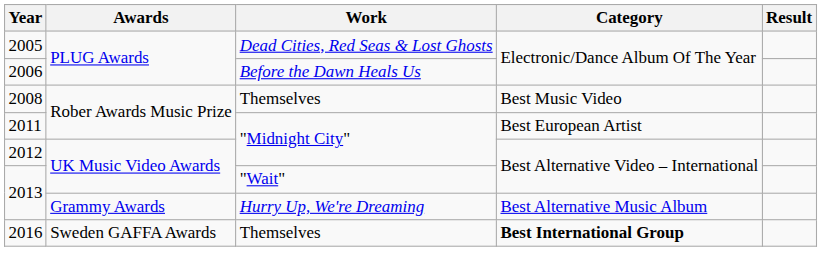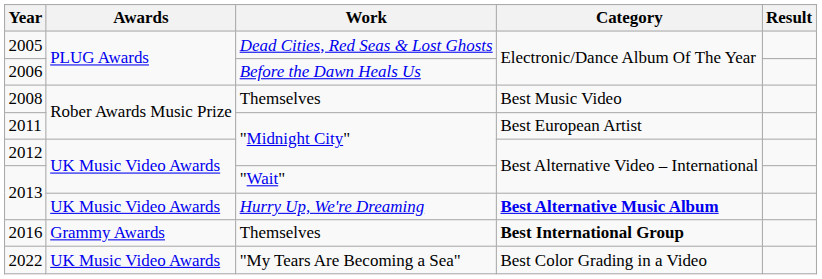(108, 206) Grammy Awards -> (135, 206) UK Music Video Awards
(604, 206) normal -> (610, 206) bold
(133, 233) Sweden GAFFA Awards -> (108, 233) Grammy Awards
+ row: (25, 260)
